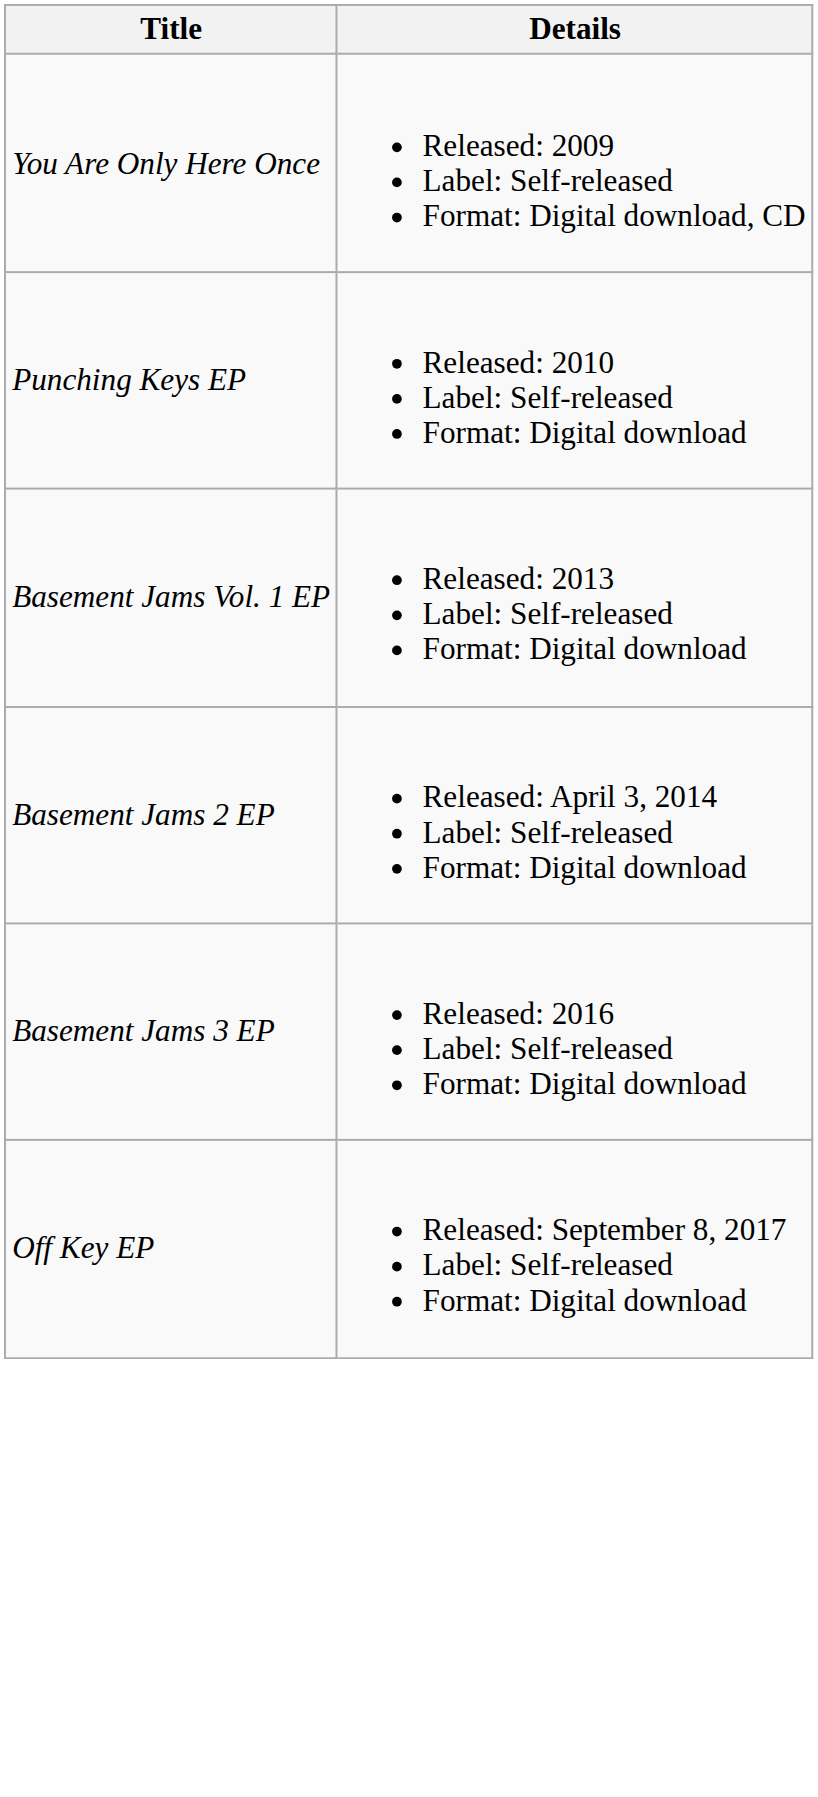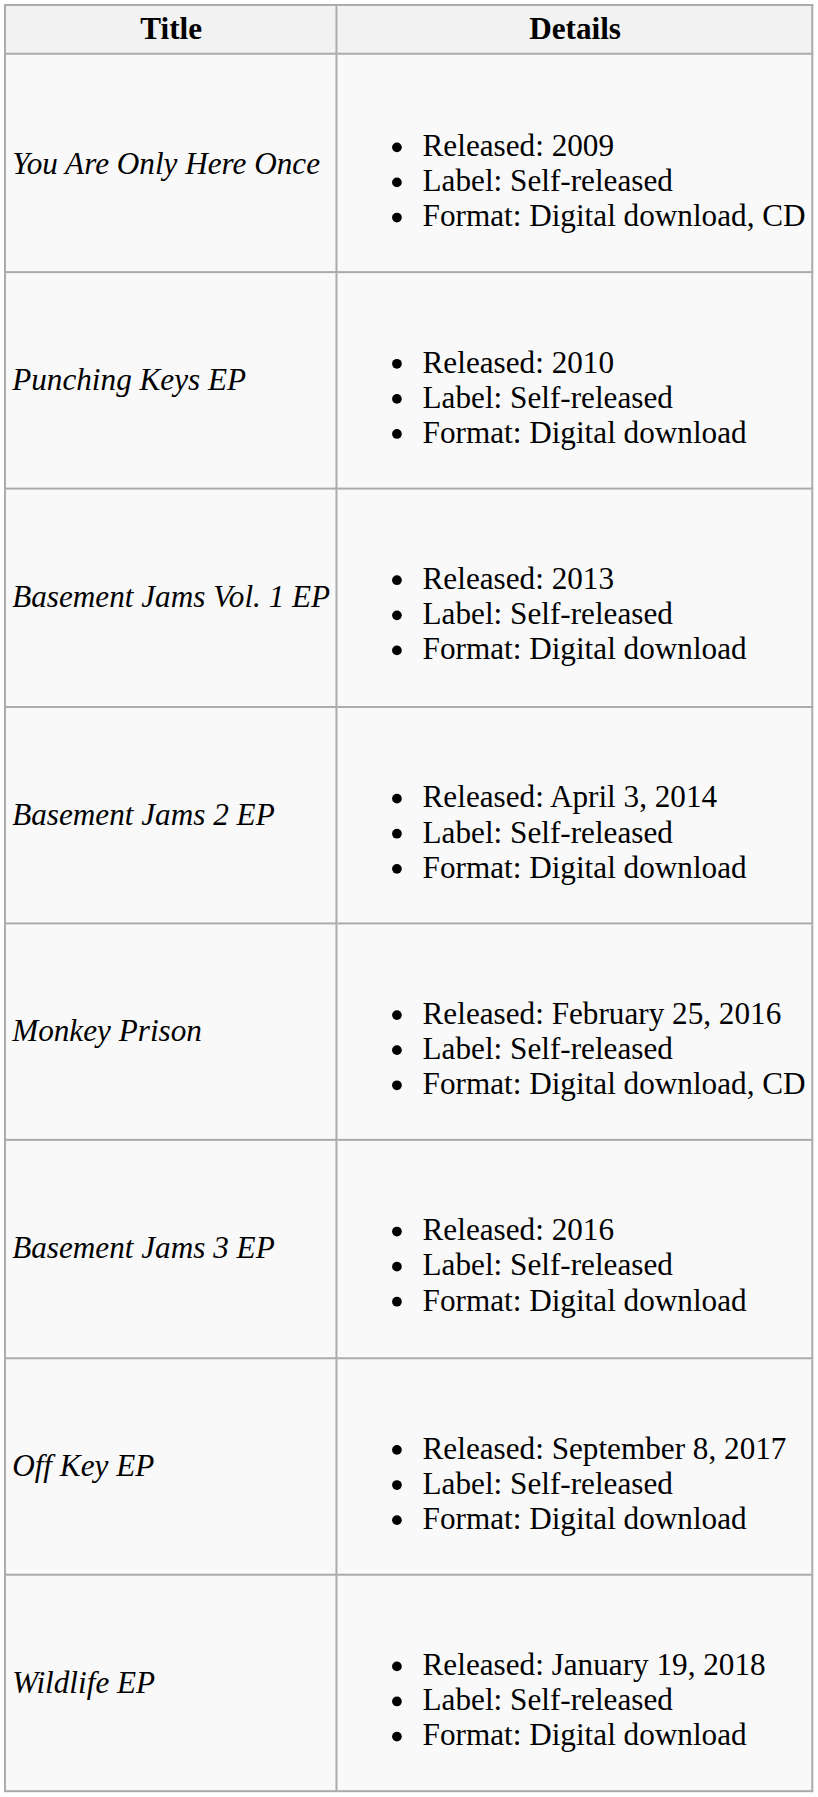+ row: (107, 1031)
+ row: (84, 1682)
